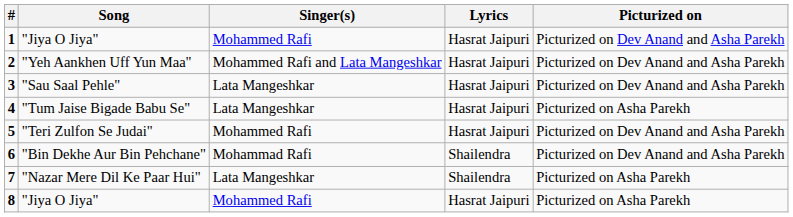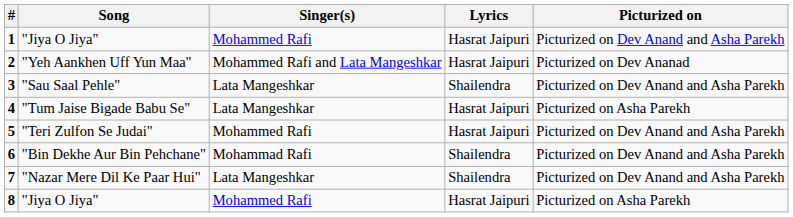(660, 62) Picturized on Dev Anand and Asha Parekh -> (613, 62) Picturized on Dev Ananad
(489, 85) Hasrat Jaipuri -> (479, 85) Shailendra
(613, 177) Picturized on Asha Parekh -> (660, 177) Picturized on Dev Anand and Asha Parekh
